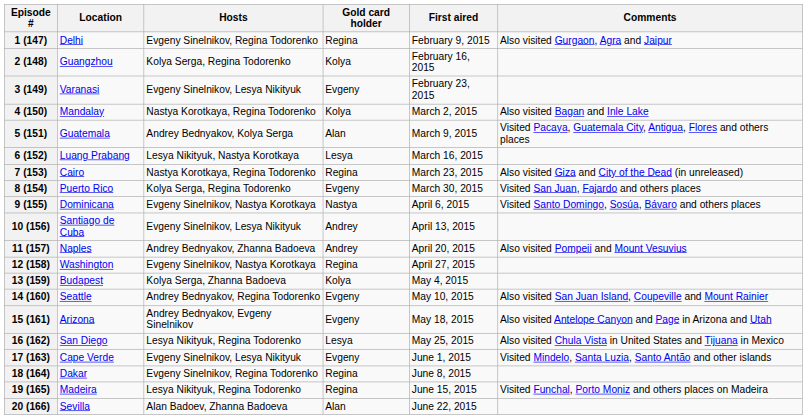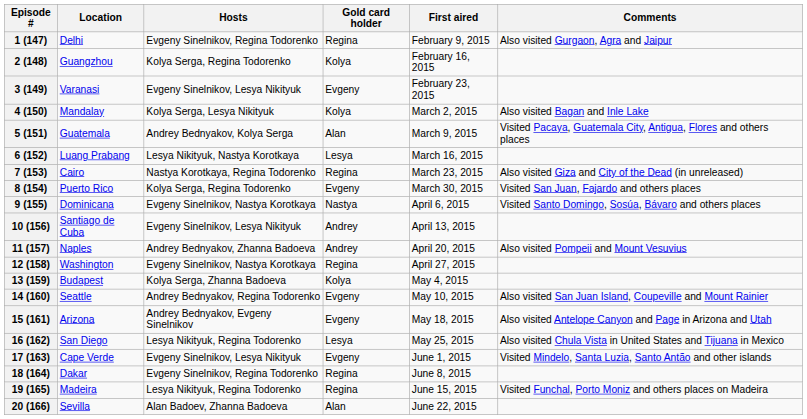(231, 112) Nastya Korotkaya, Regina Todorenko -> (210, 112) Kolya Serga, Lesya Nikityuk
